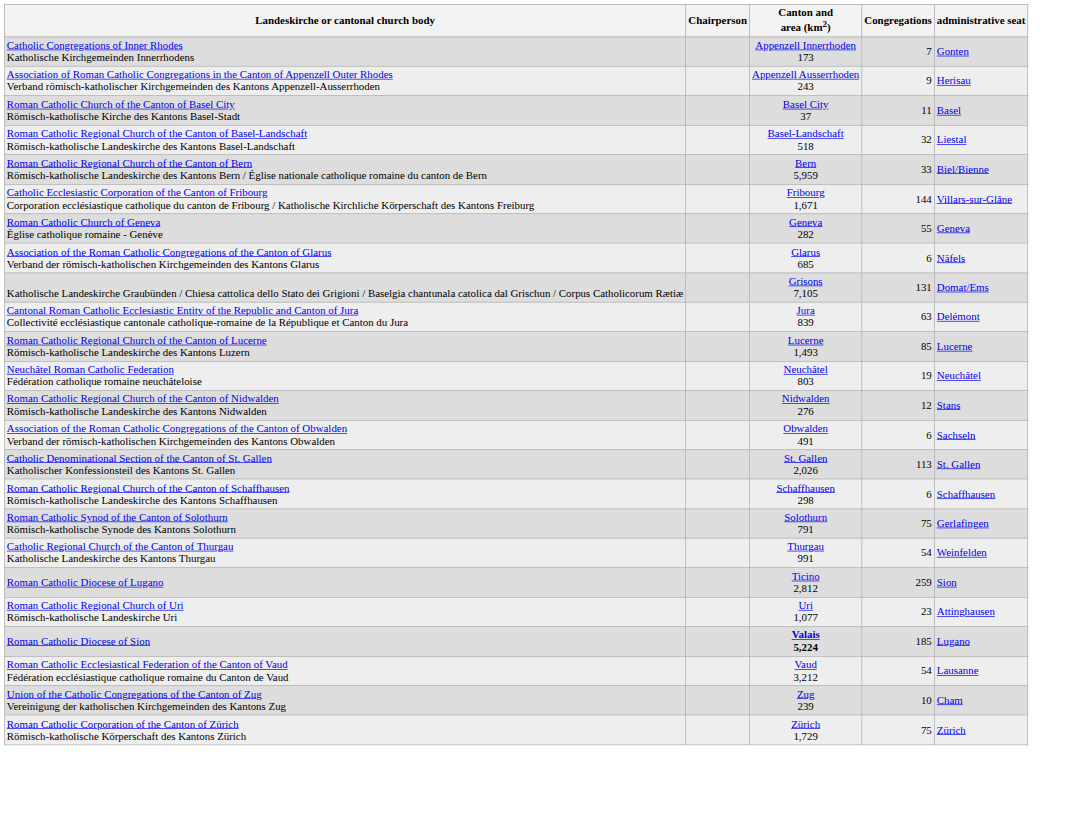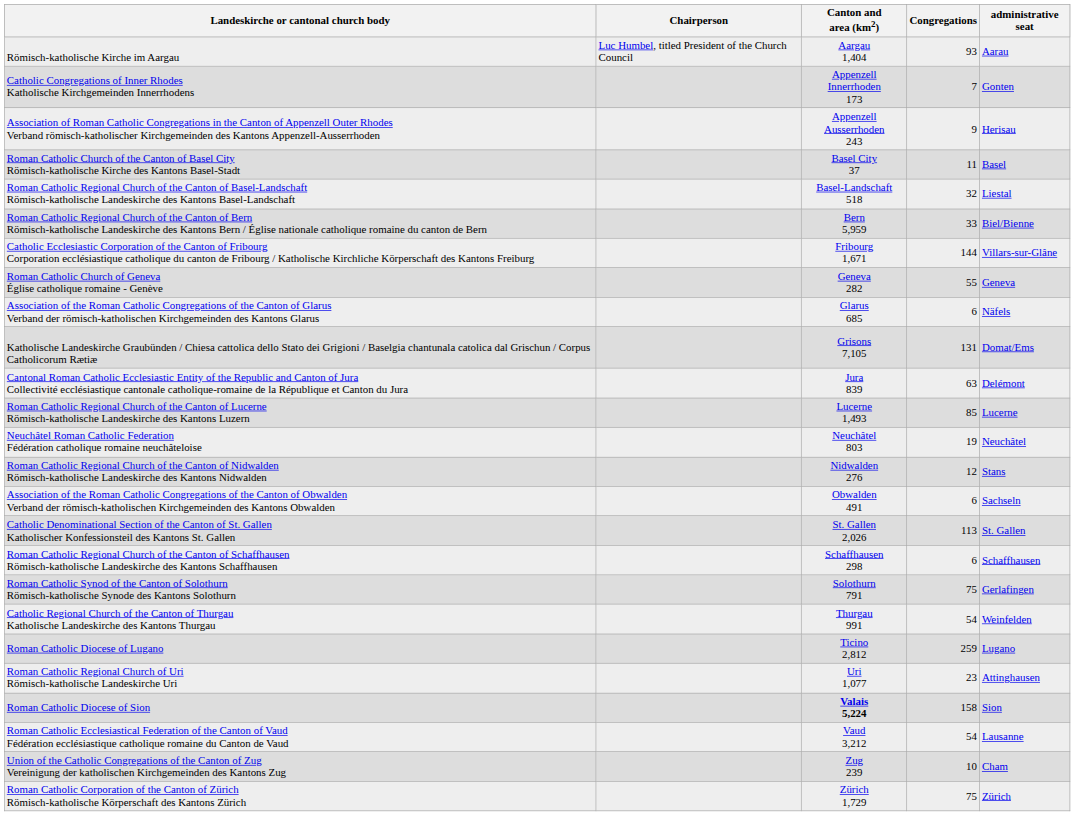+ row: (93, 57)
(947, 582) Sion -> (999, 648) Lugano
(924, 641) 185 -> (969, 707) 158
(953, 641) Lugano -> (992, 707) Sion
